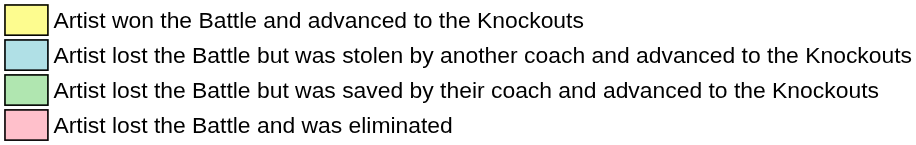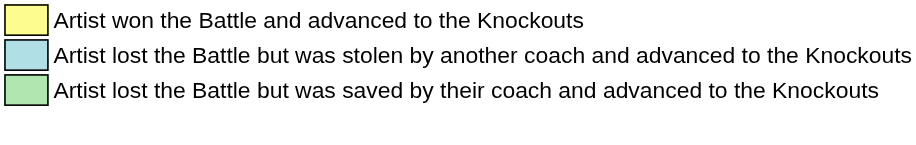- row: (253, 125)
